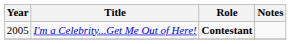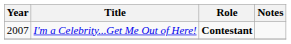(18, 30) 2005 -> (18, 30) 2007
